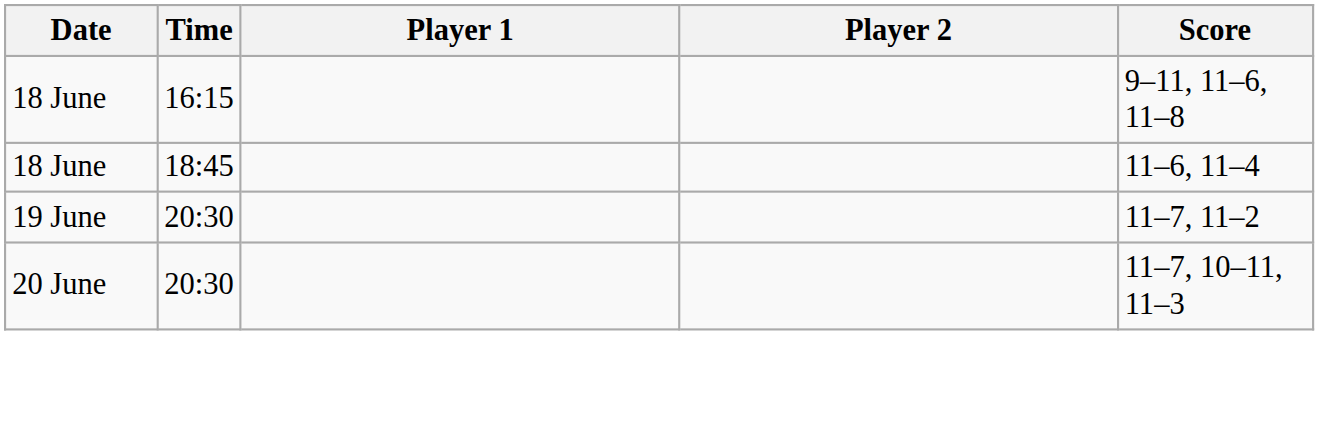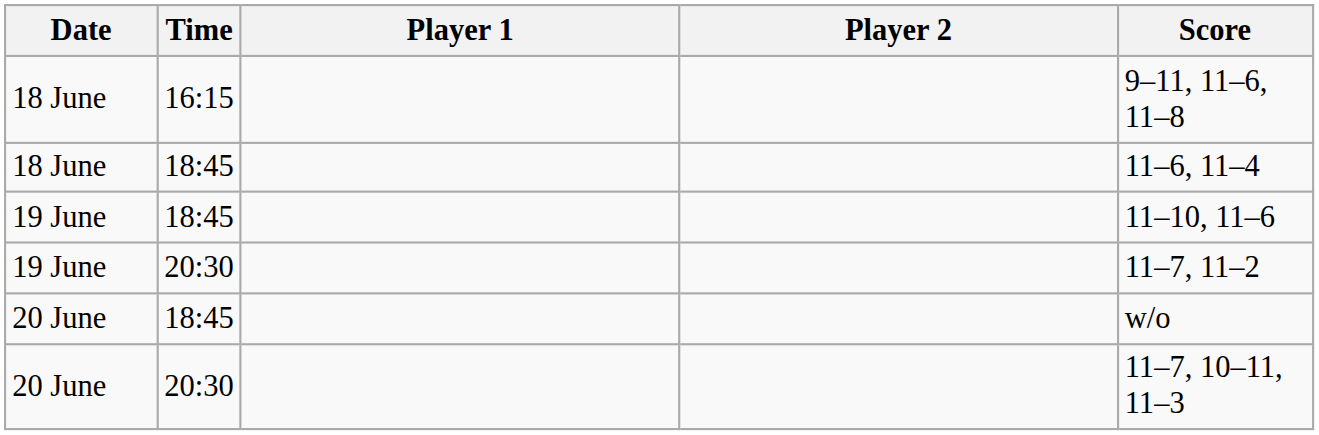+ row: (59, 217)
+ row: (59, 317)
